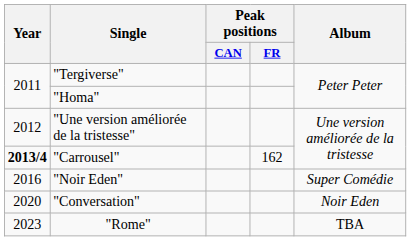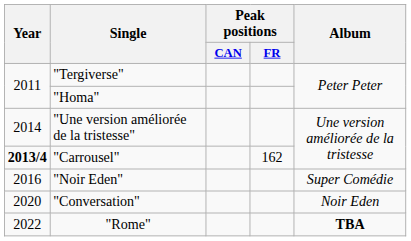(27, 127) 2012 -> (27, 127) 2014
(27, 224) 2023 -> (27, 224) 2022
(350, 224) normal -> (350, 224) bold
